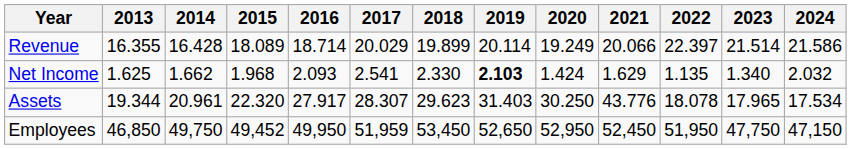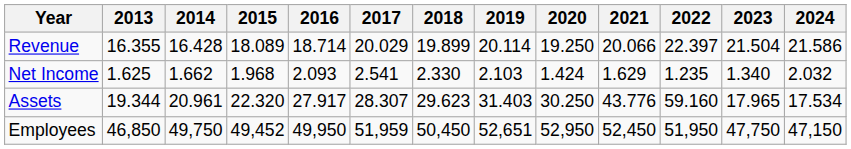(567, 46) 19.249 -> (567, 46) 19.250
(753, 46) 21.514 -> (753, 46) 21.504
(500, 74) bold -> (500, 74) normal
(686, 74) 1.135 -> (686, 74) 1.235
(691, 102) 18.078 -> (691, 102) 59.160
(443, 130) 53,450 -> (443, 130) 50,450
(505, 130) 52,650 -> (505, 130) 52,651
